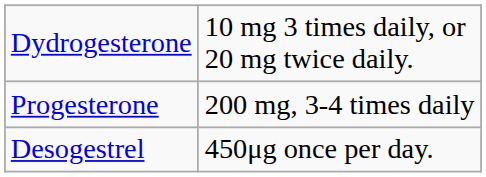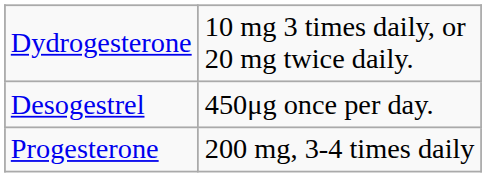rows swapped: (85, 104) <-> (78, 148)
